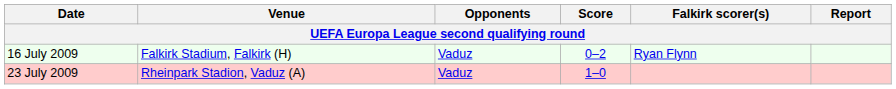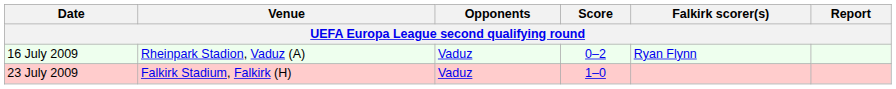(216, 53) Falkirk Stadium, Falkirk (H) -> (223, 53) Rheinpark Stadion, Vaduz (A)
(223, 73) Rheinpark Stadion, Vaduz (A) -> (216, 73) Falkirk Stadium, Falkirk (H)
